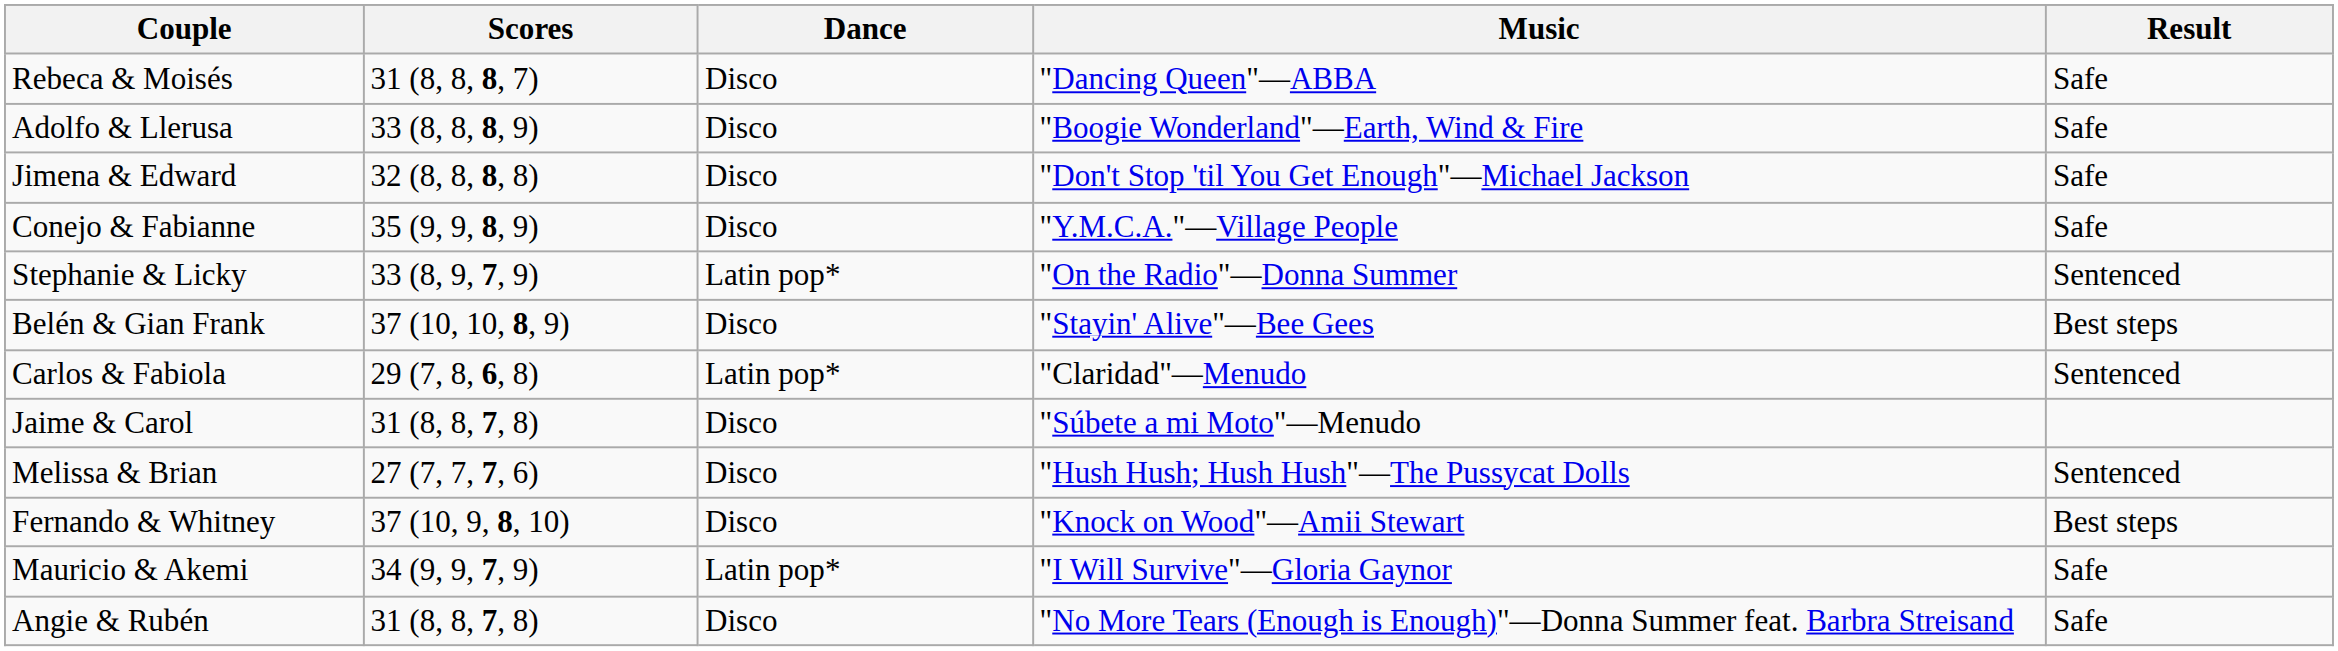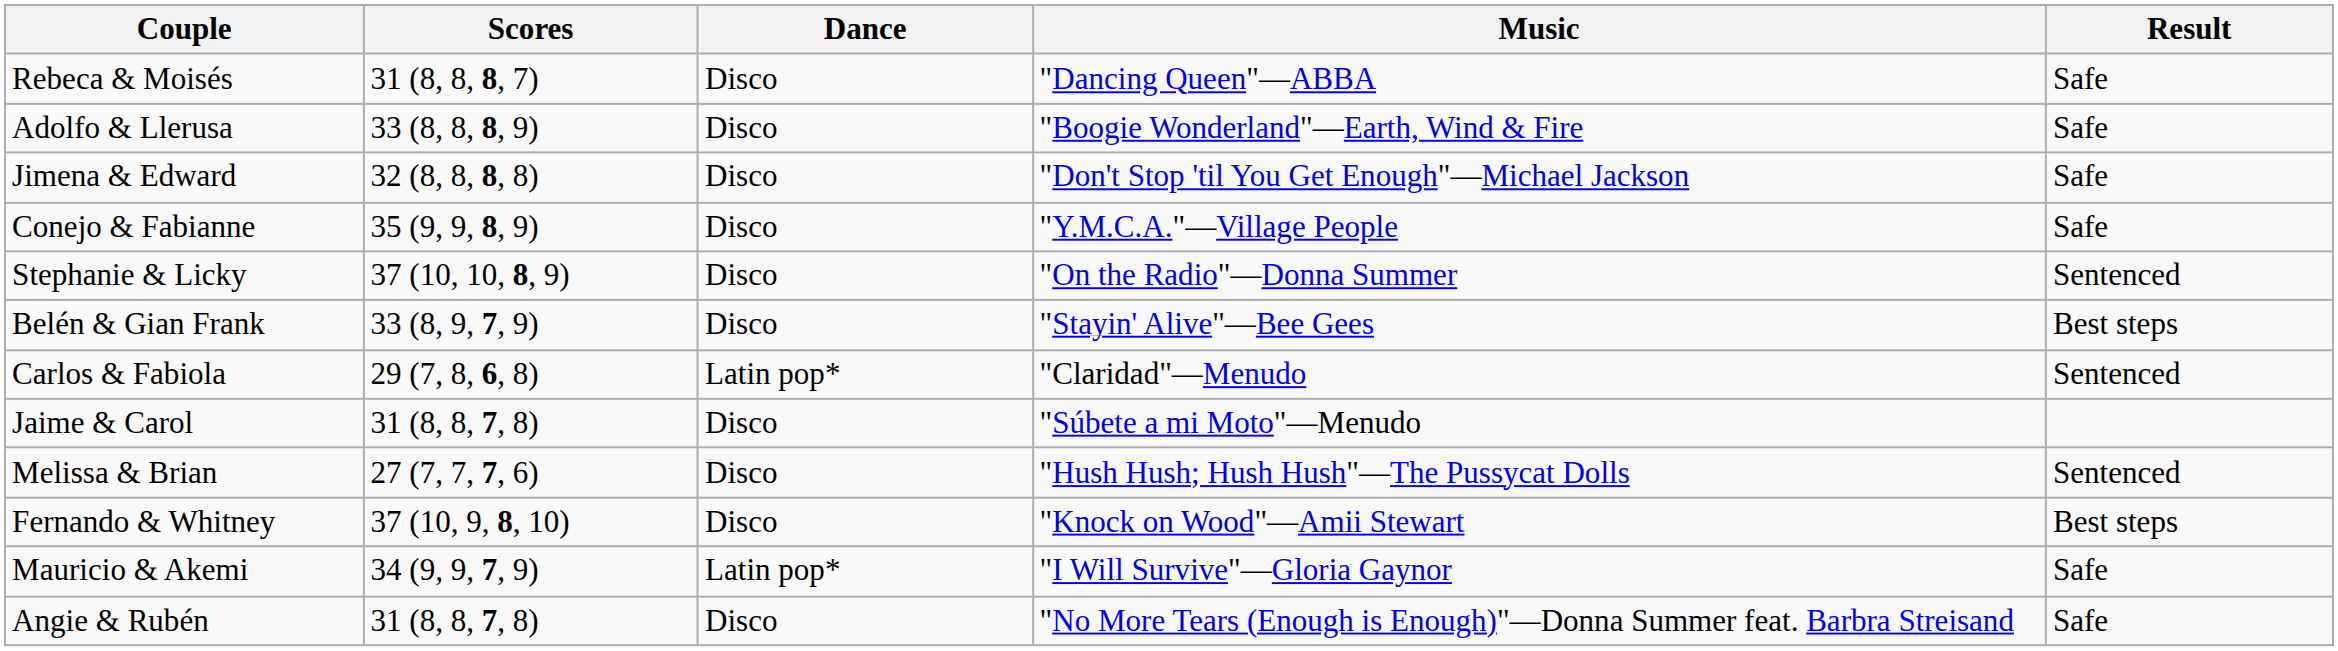(455, 275) 33 (8, 9, 7, 9) -> (470, 275) 37 (10, 10, 8, 9)
(773, 275) Latin pop* -> (741, 275) Disco
(470, 324) 37 (10, 10, 8, 9) -> (455, 324) 33 (8, 9, 7, 9)
